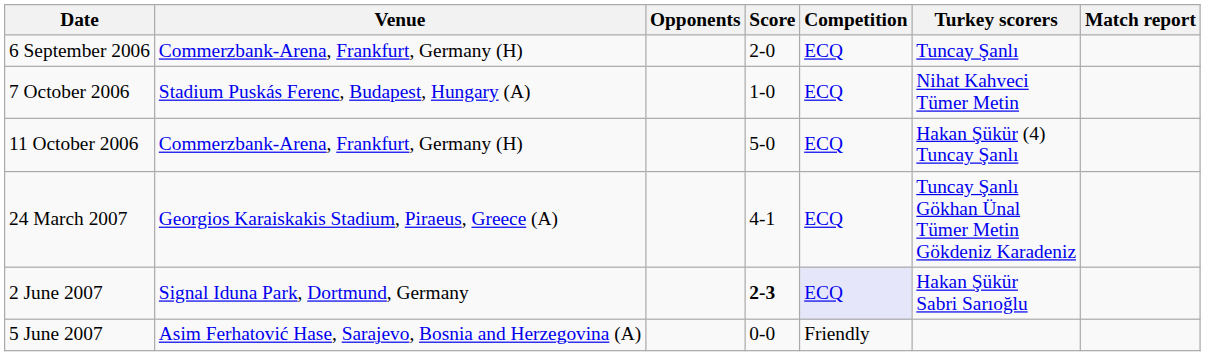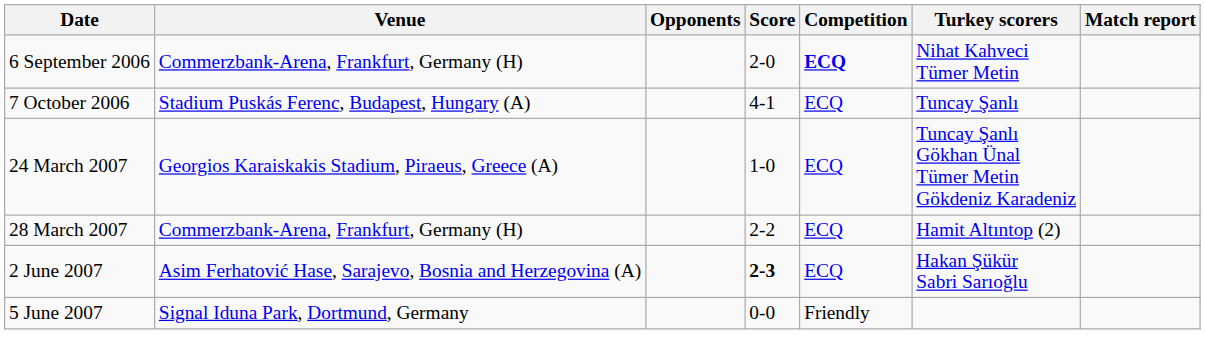(824, 50) normal -> (825, 61) bold
(967, 50) Tuncay Şanlı -> (973, 61) Nihat Kahveci Tümer Metin
(762, 92) 1-0 -> (762, 103) 4-1
(973, 92) Nihat Kahveci Tümer Metin -> (967, 103) Tuncay Şanlı
- row: (74, 144)
(762, 218) 4-1 -> (762, 166) 1-0
+ row: (68, 229)
(314, 293) Signal Iduna Park, Dortmund, Germany -> (400, 271) Asim Ferhatović Hase, Sarajevo, Bosnia and Herzegovina (A)
(824, 293) lavender background -> (824, 271) no background
(400, 334) Asim Ferhatović Hase, Sarajevo, Bosnia and Herzegovina (A) -> (314, 312) Signal Iduna Park, Dortmund, Germany
